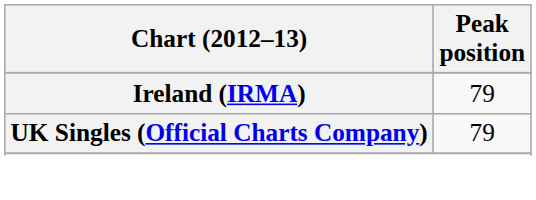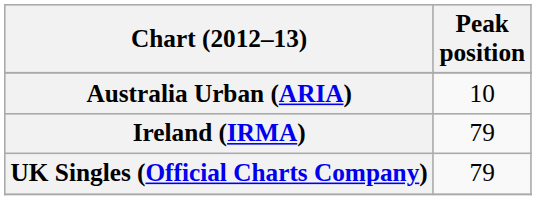+ row: (219, 93)
